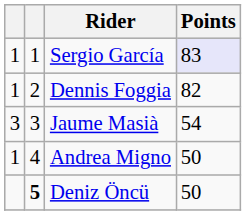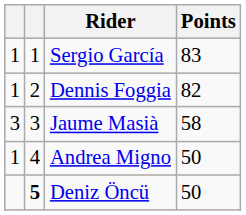(191, 55) lavender background -> (191, 55) no background
(191, 123) 54 -> (191, 123) 58
